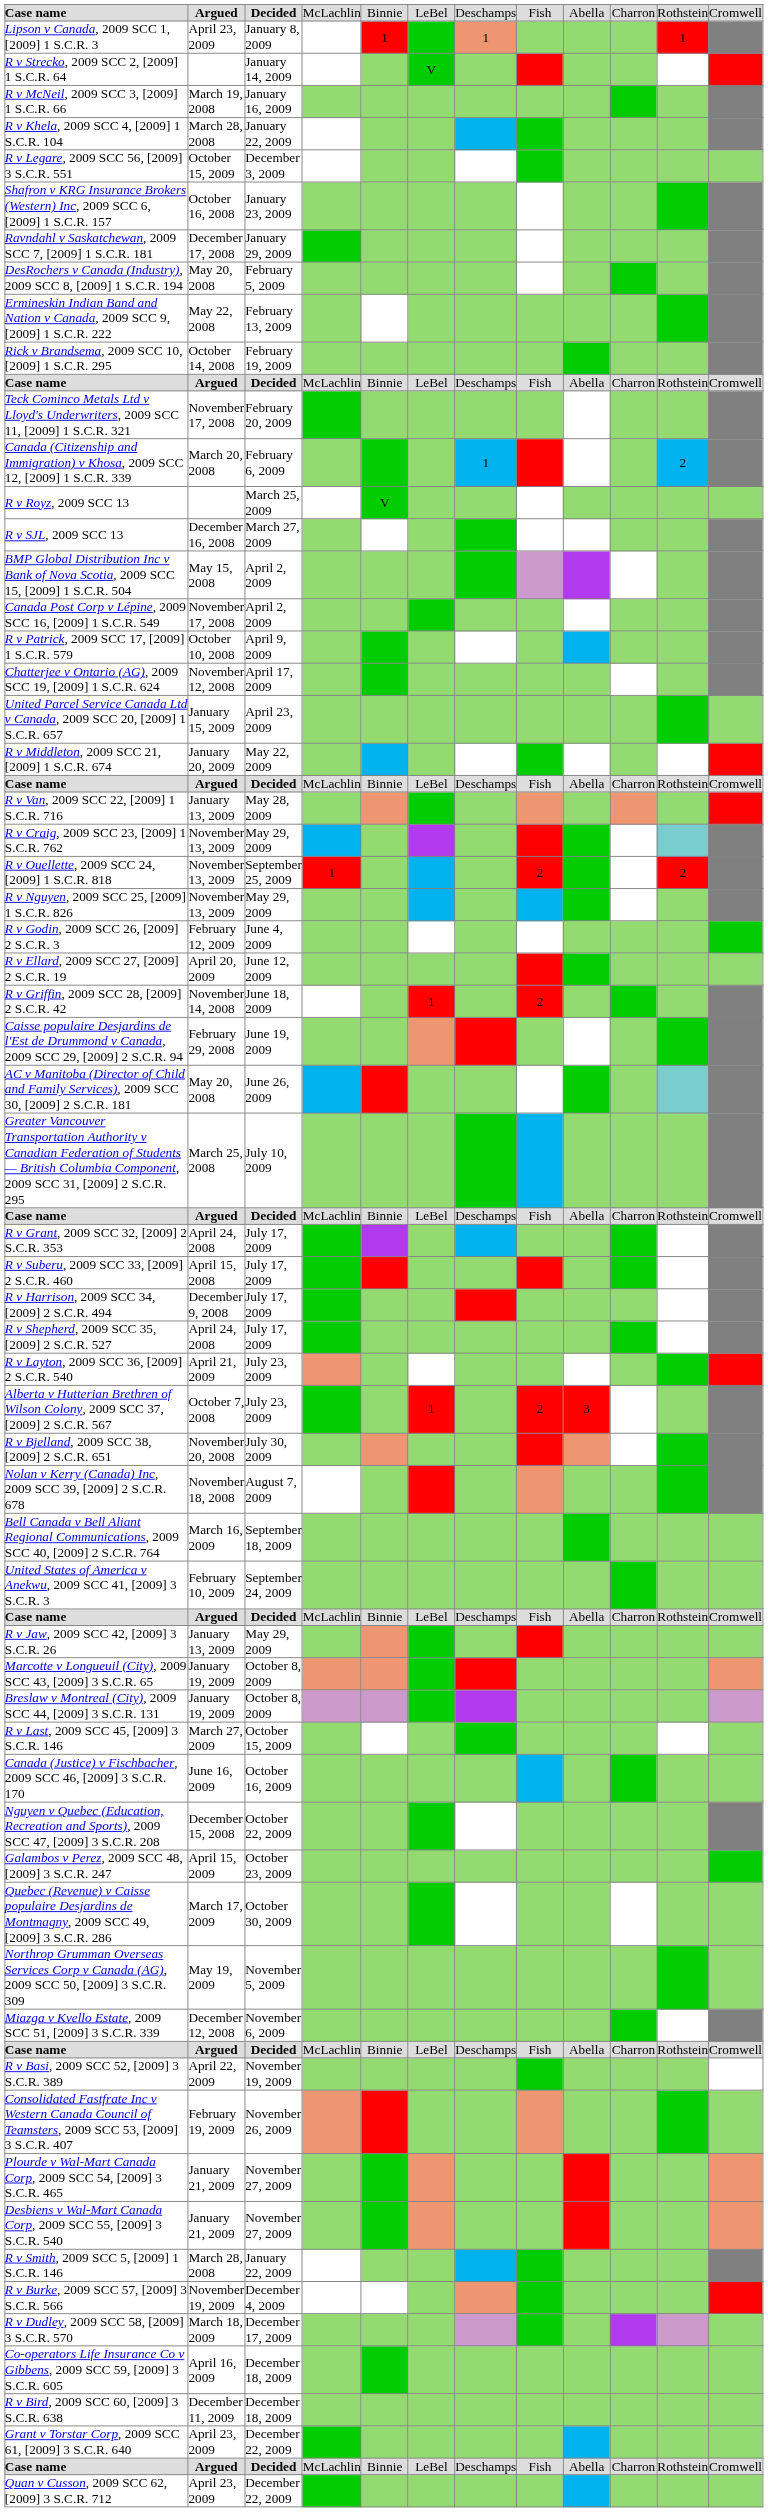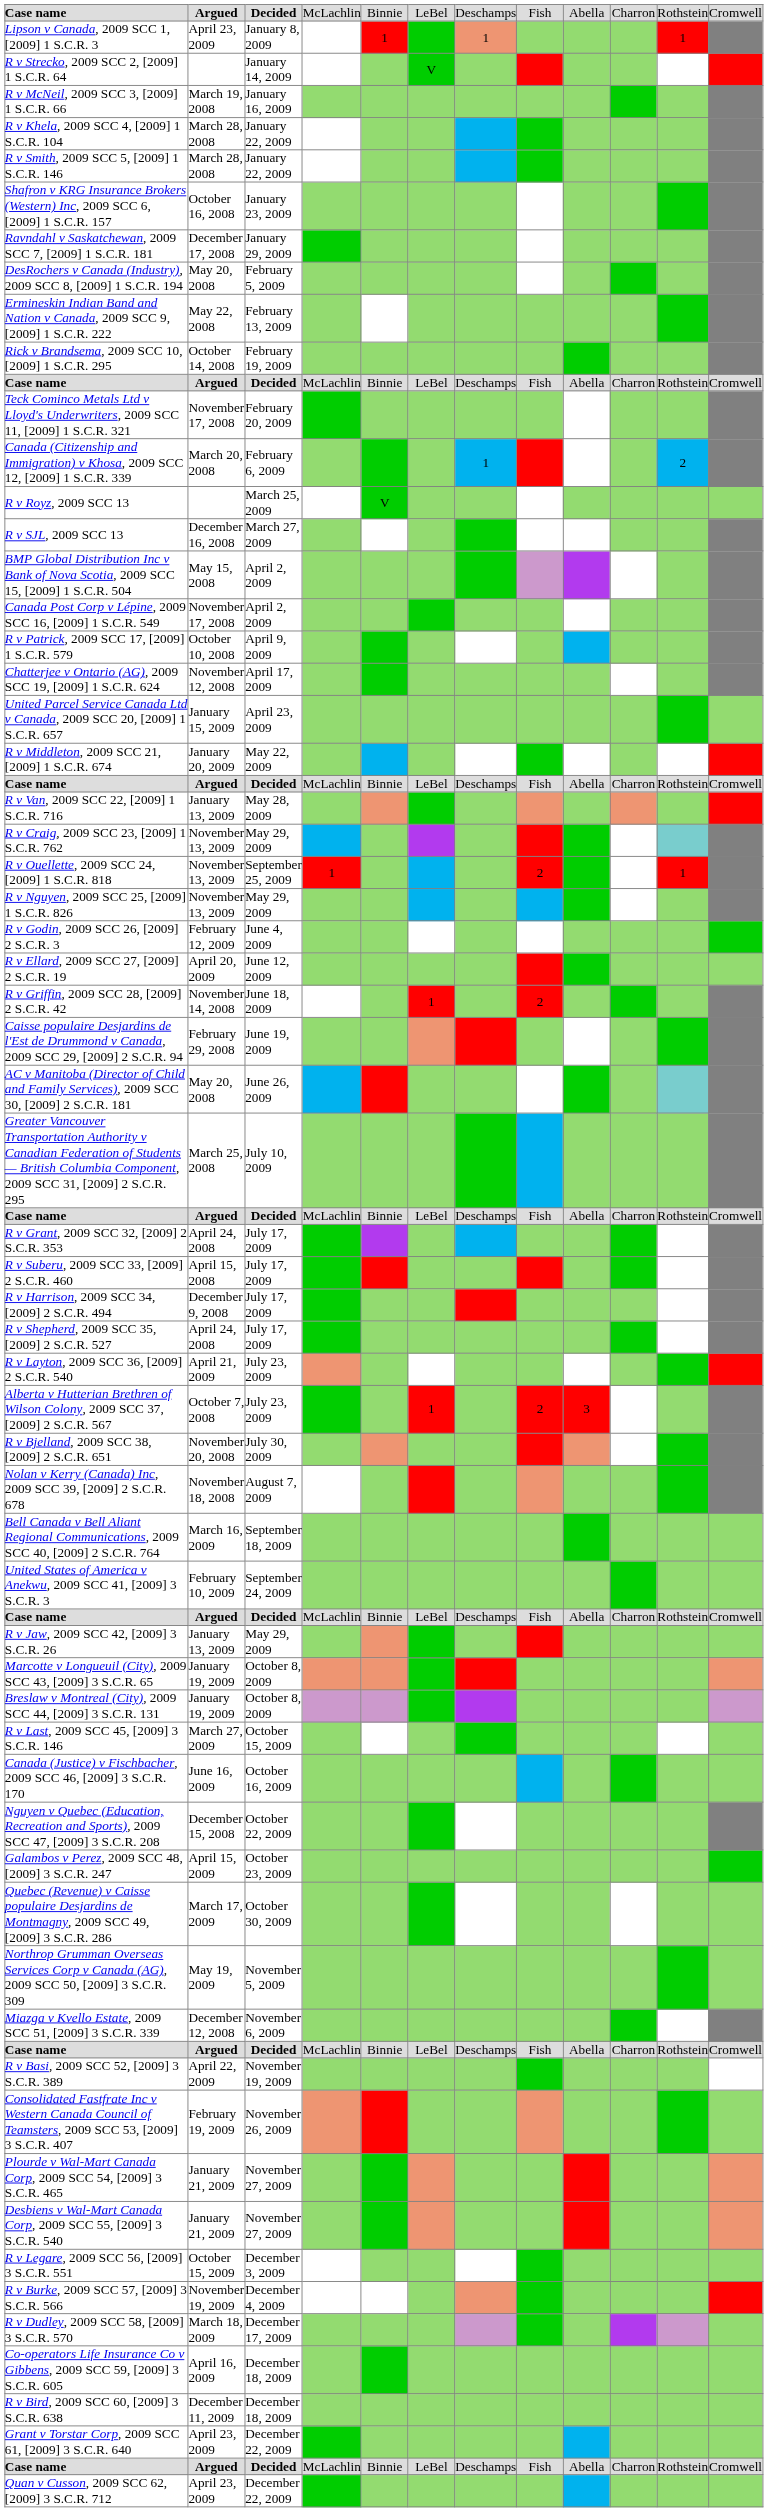rows swapped: (92, 2265) <-> (94, 165)
(683, 872) 2 -> (683, 872) 1
